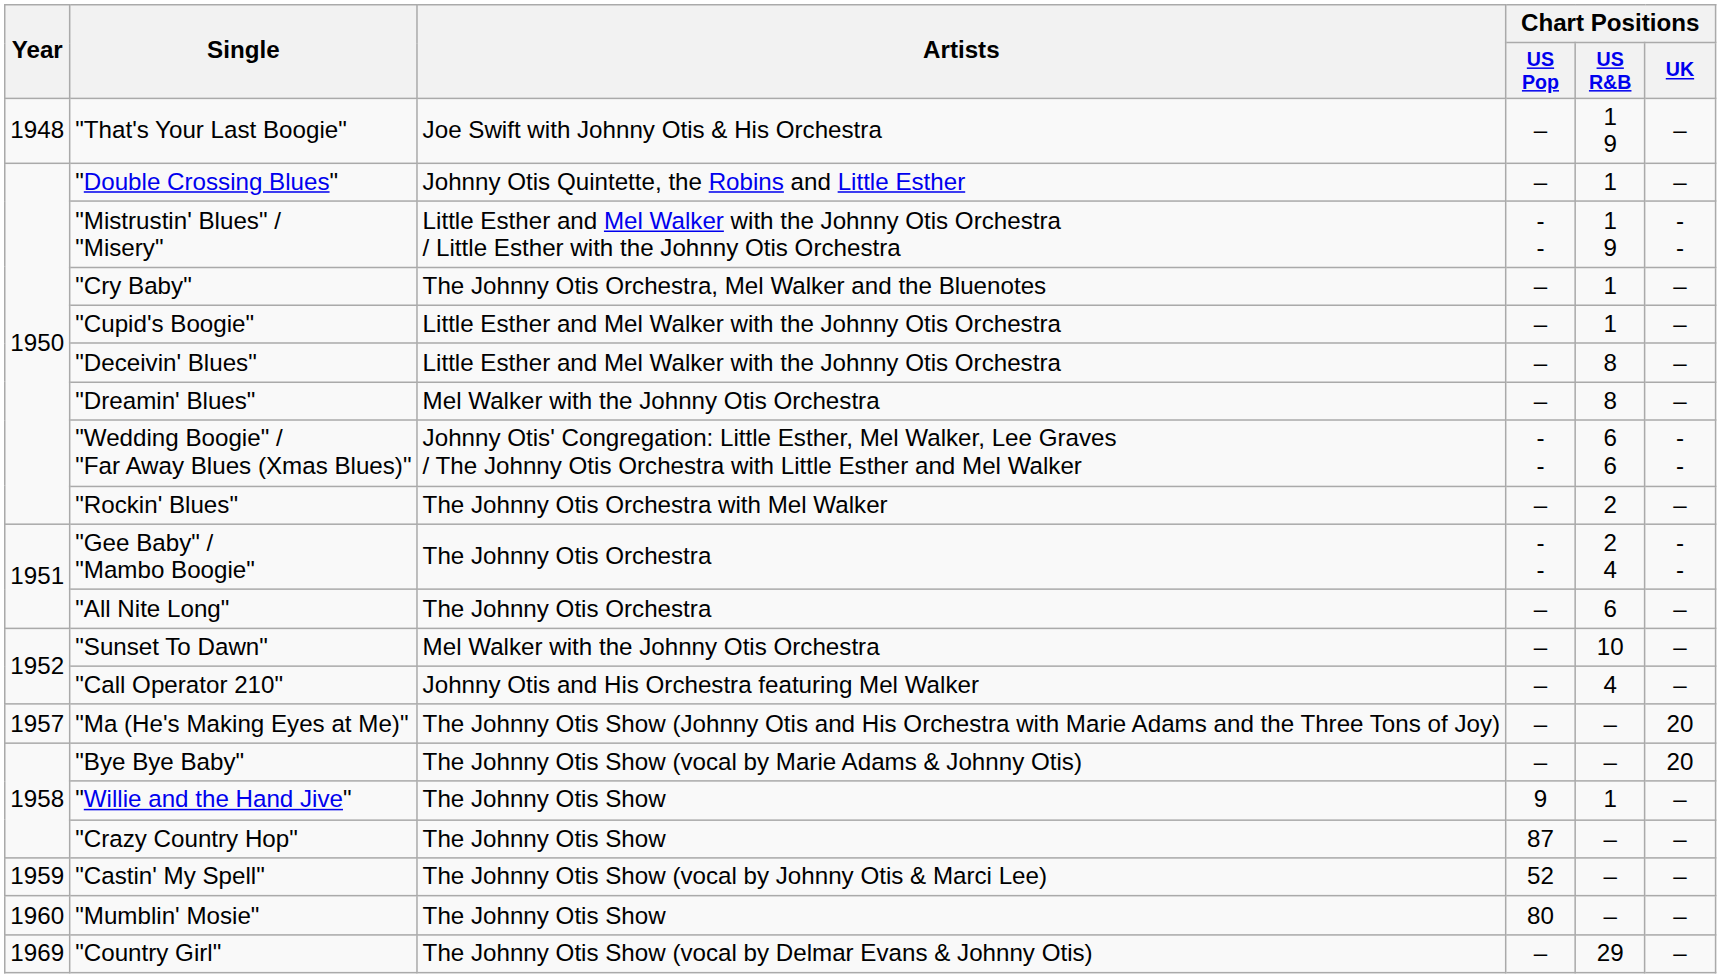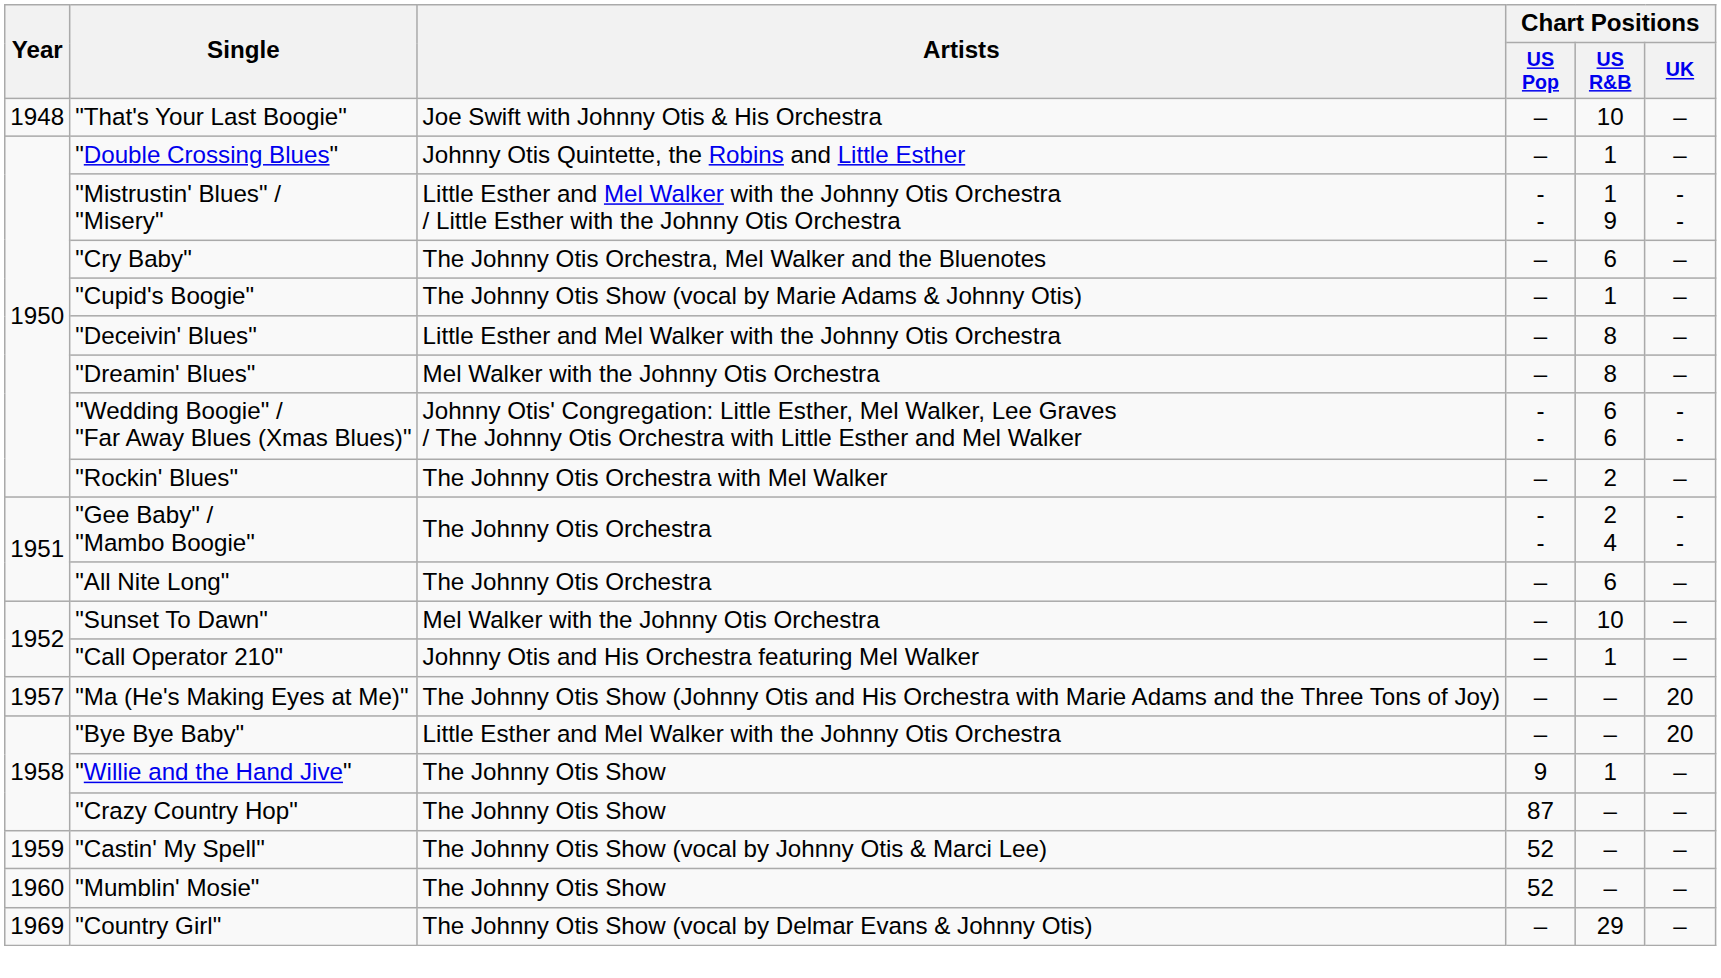(1610, 130) 1 9 -> (1610, 116) 10
(1610, 285) 1 -> (1610, 258) 6
(742, 324) Little Esther and Mel Walker with the Johnny Otis Orchestra -> (752, 297) The Johnny Otis Show (vocal by Marie Adams & Johnny Otis)
(1610, 685) 4 -> (1610, 657) 1
(752, 761) The Johnny Otis Show (vocal by Marie Adams & Johnny Otis) -> (742, 734) Little Esther and Mel Walker with the Johnny Otis Orchestra
(1540, 915) 80 -> (1540, 887) 52
